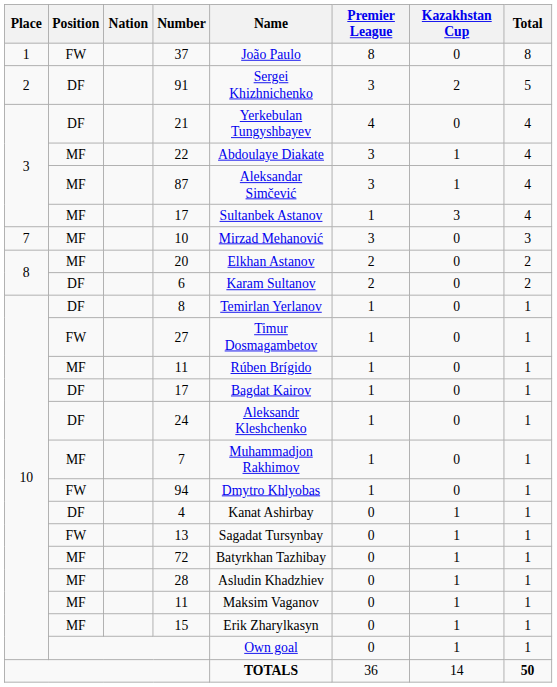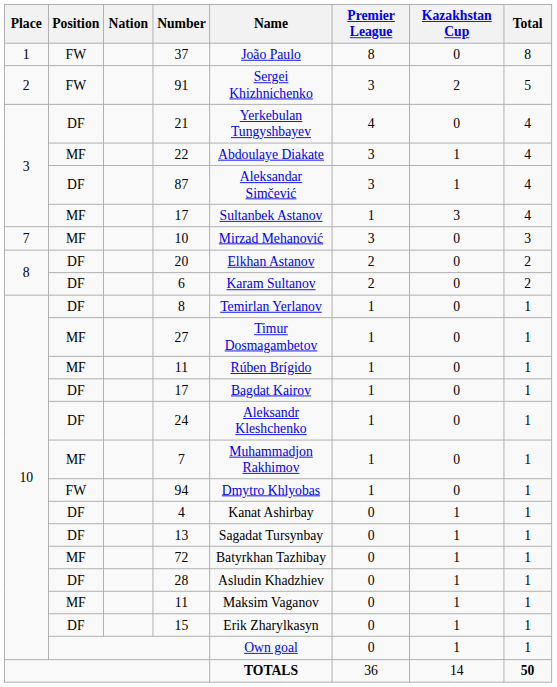(76, 85) DF -> (76, 85) FW
(76, 185) MF -> (76, 185) DF
(76, 261) MF -> (76, 261) DF
(76, 336) FW -> (76, 336) MF
(76, 535) FW -> (76, 535) DF
(76, 580) MF -> (76, 580) DF
(76, 625) MF -> (76, 625) DF
